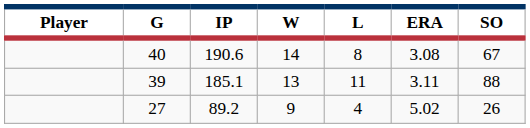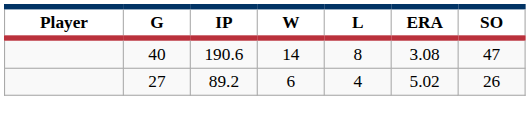(492, 54) 67 -> (492, 54) 47
- row: (157, 81)
(291, 109) 9 -> (291, 81) 6
